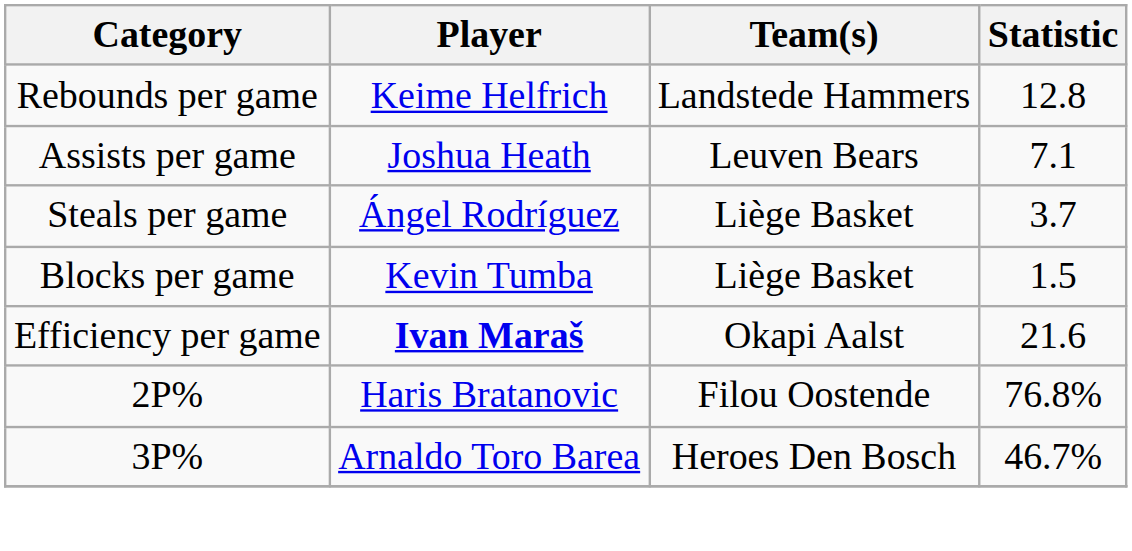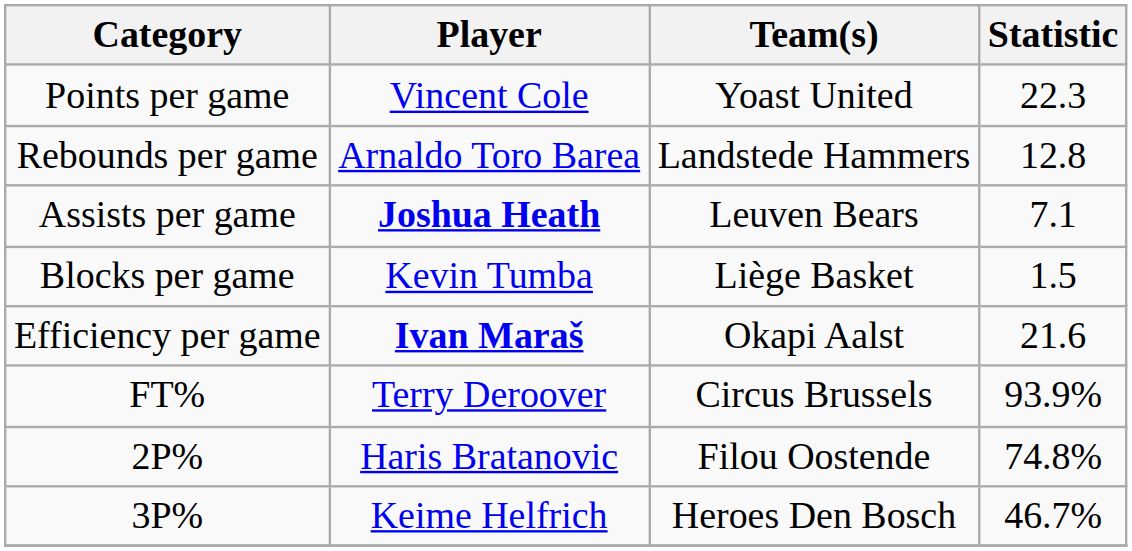+ row: (167, 94)
(489, 94) Keime Helfrich -> (489, 154) Arnaldo Toro Barea
(489, 154) normal -> (489, 214) bold
- row: (167, 214)
+ row: (167, 395)
(1053, 395) 76.8% -> (1053, 455) 74.8%
(489, 455) Arnaldo Toro Barea -> (489, 515) Keime Helfrich
